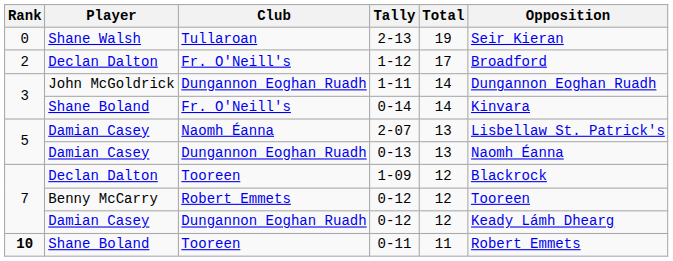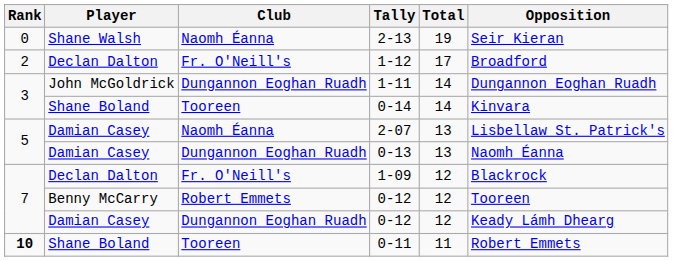(219, 39) Tullaroan -> (228, 39) Naomh Éanna
(236, 108) Fr. O'Neill's -> (211, 108) Tooreen
(211, 176) Tooreen -> (236, 176) Fr. O'Neill's
